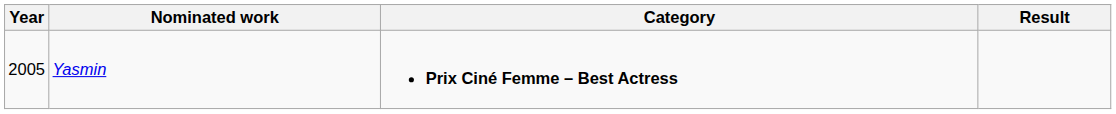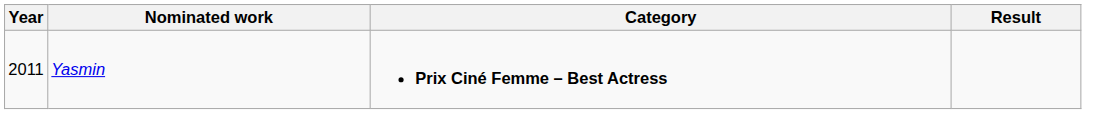(27, 69) 2005 -> (26, 69) 2011
